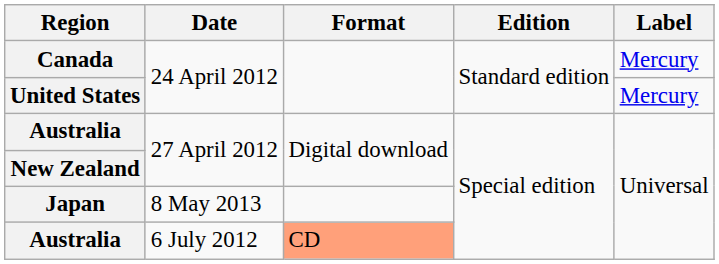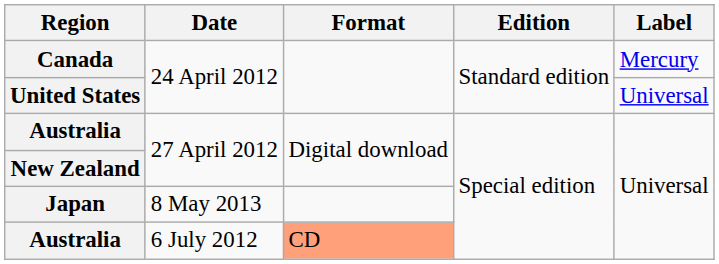(659, 95) Mercury -> (664, 95) Universal
